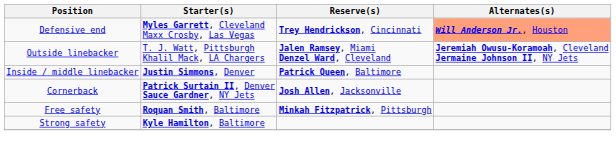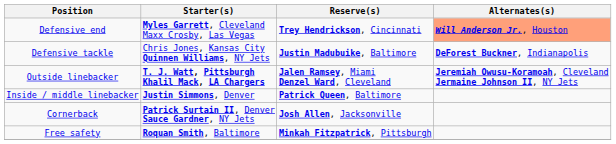+ row: (72, 53)
(204, 53) normal -> (204, 77) bold
- row: (72, 123)
